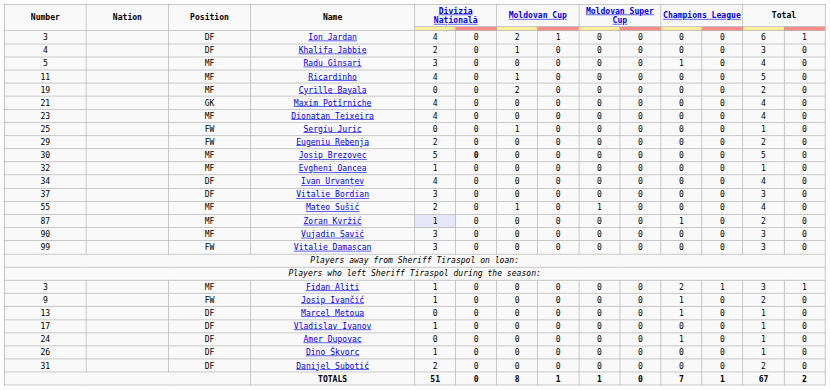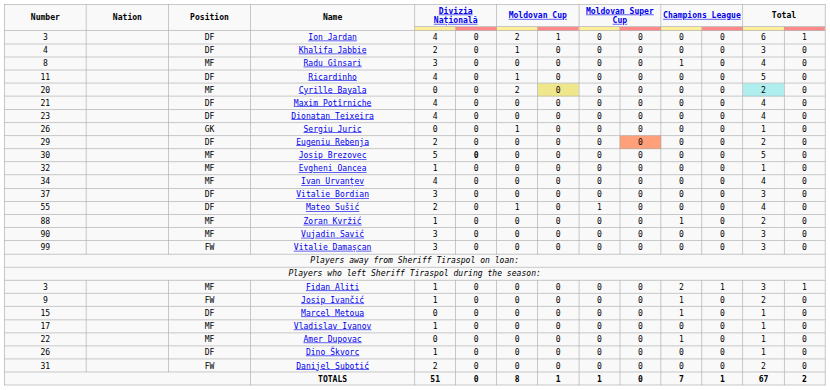(45, 63) 5 -> (45, 63) 8
(209, 77) MF -> (209, 77) DF
(45, 90) 19 -> (45, 90) 20
(558, 90) no background -> (558, 90) khaki background
(763, 90) no background -> (763, 90) paleturquoise background
(209, 103) GK -> (209, 103) DF
(209, 116) MF -> (209, 116) DF
(45, 129) 25 -> (45, 129) 26
(209, 129) FW -> (209, 129) GK
(209, 142) FW -> (209, 142) DF
(640, 142) no background -> (640, 142) lightsalmon background
(209, 182) DF -> (209, 182) MF
(209, 208) MF -> (209, 208) DF
(45, 221) 87 -> (45, 221) 88
(435, 221) lavender background -> (435, 221) no background
(45, 313) 13 -> (45, 313) 15
(209, 326) DF -> (209, 326) MF
(45, 339) 24 -> (45, 339) 22
(209, 339) DF -> (209, 339) MF
(209, 366) DF -> (209, 366) FW
